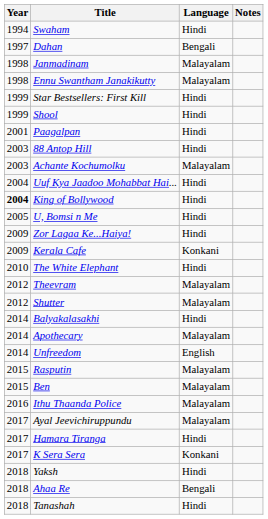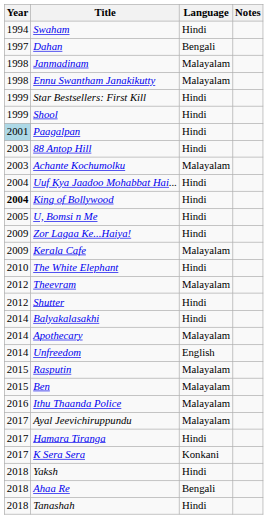(18, 132) no background -> (18, 132) lightblue background
(200, 251) Konkani -> (206, 251) Malayalam
(206, 302) Malayalam -> (194, 302) Hindi
